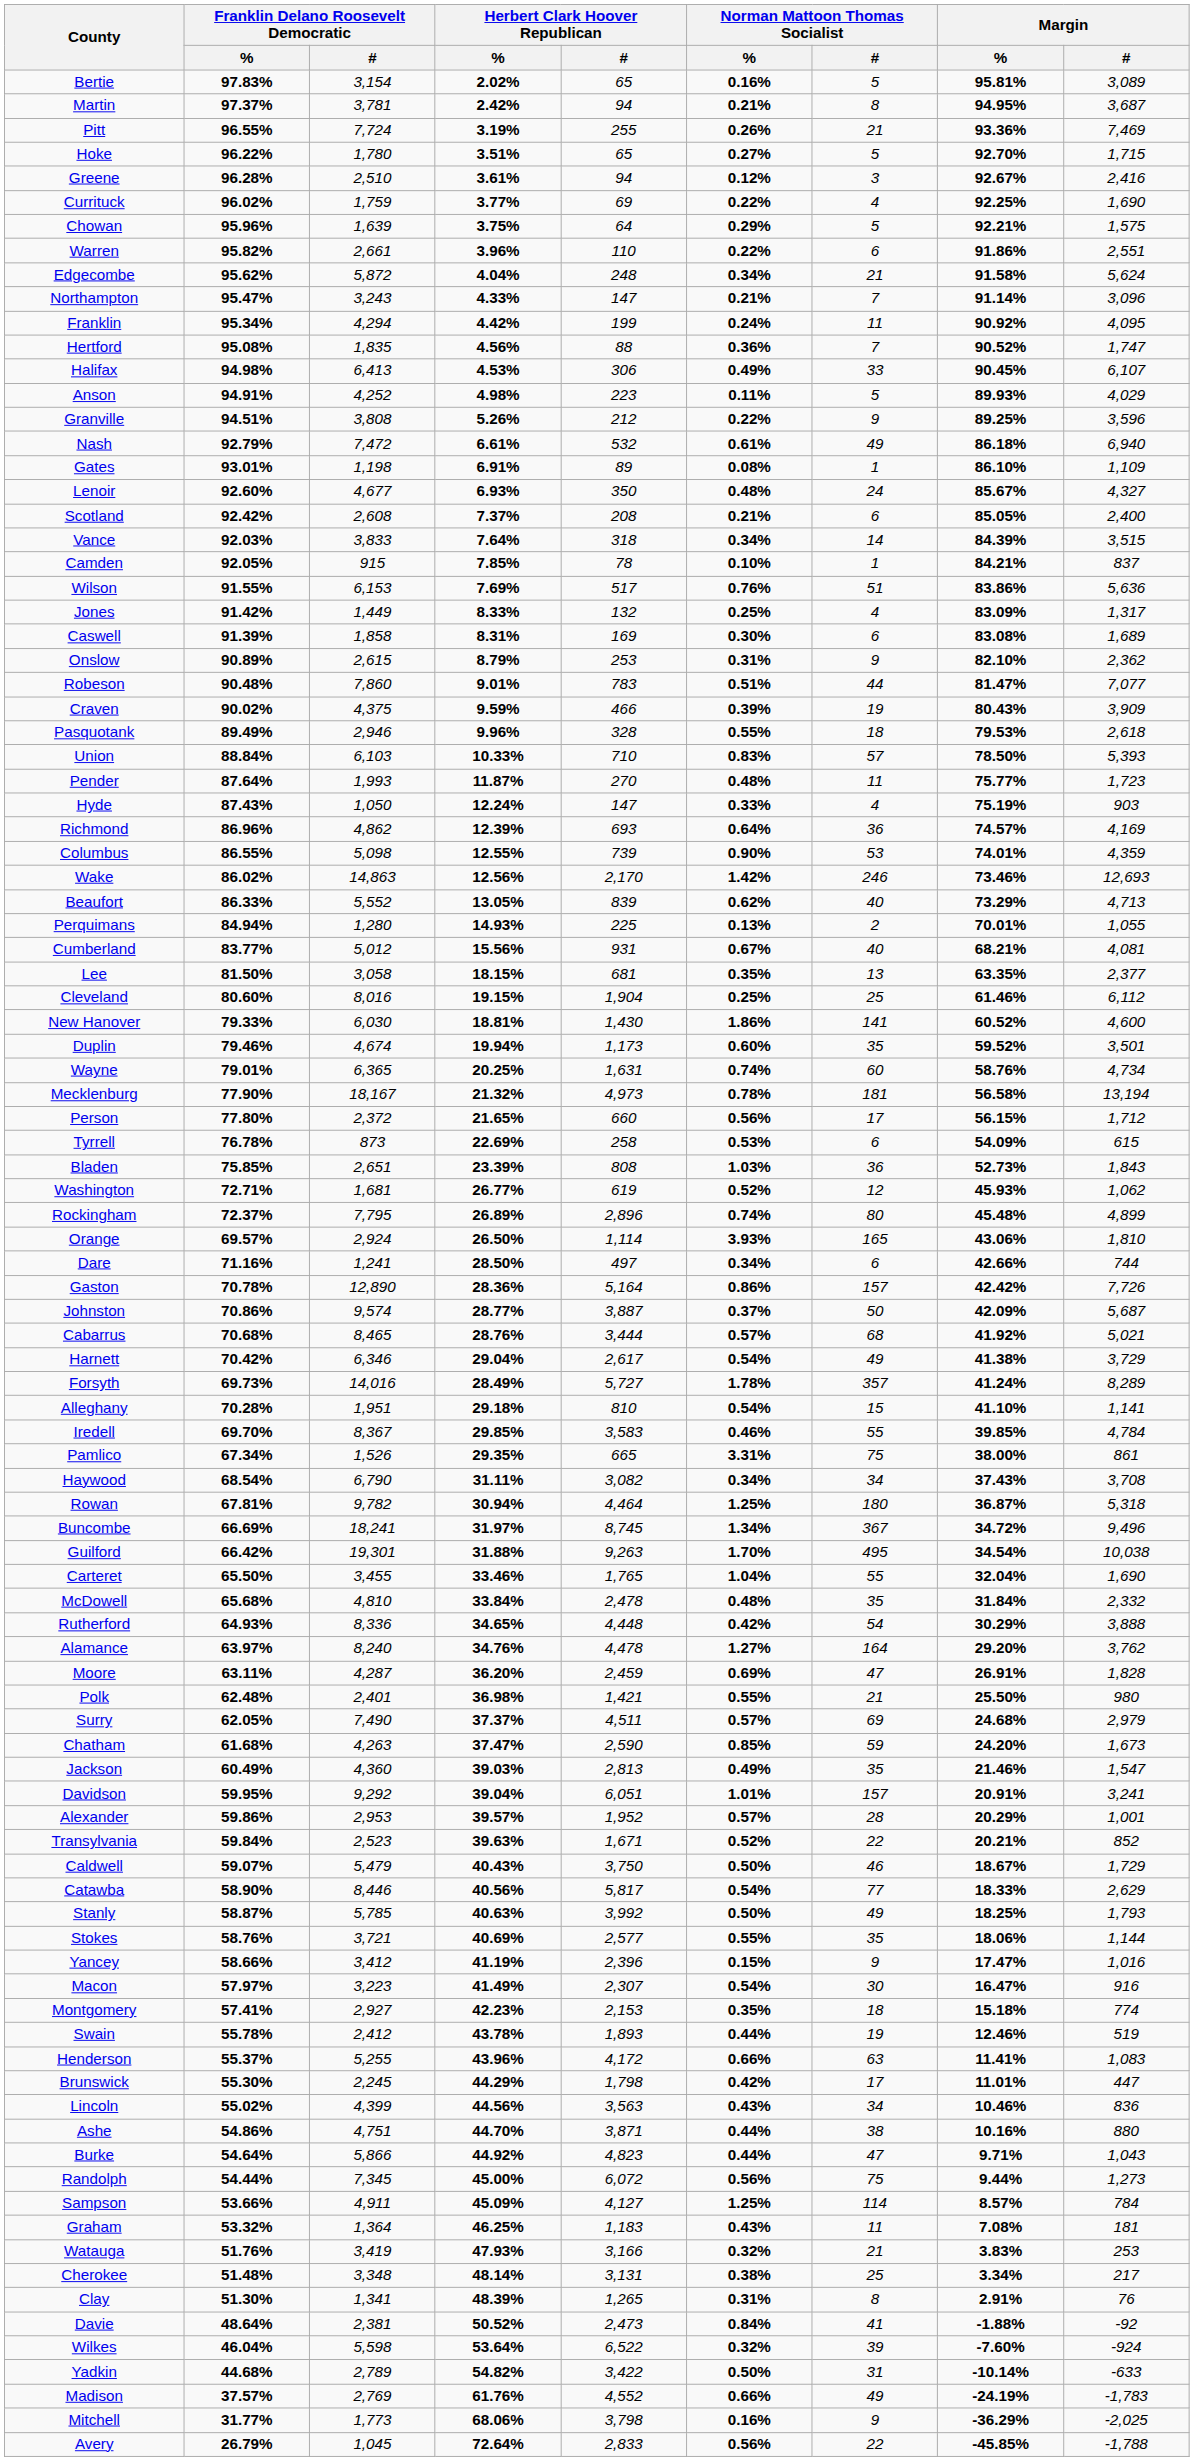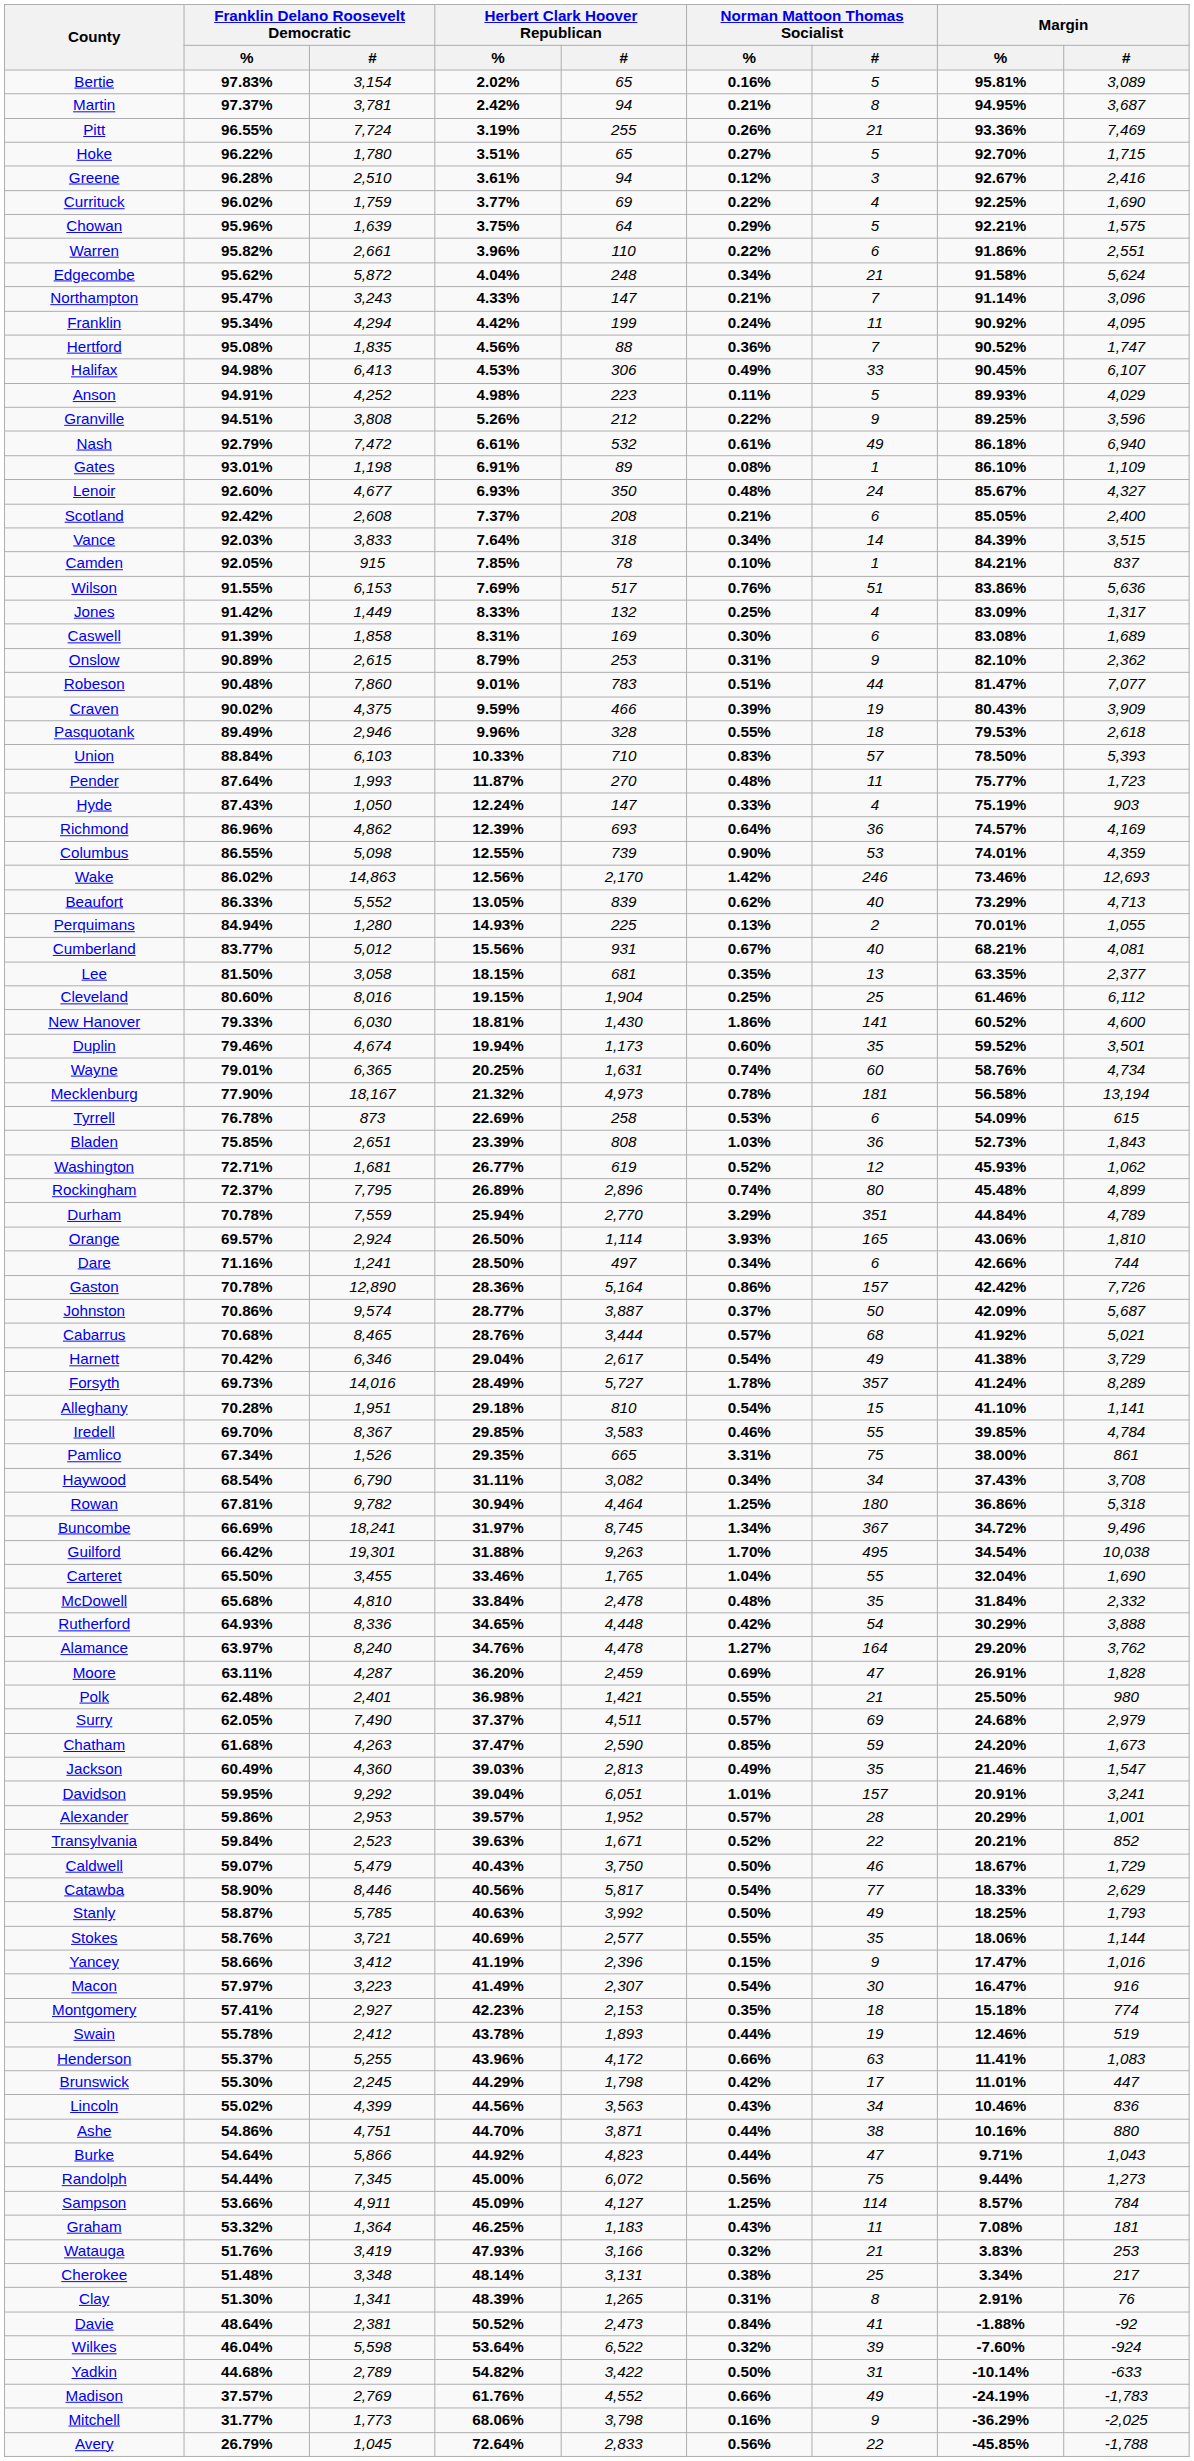- row: (94, 1118)
+ row: (94, 1214)
(1001, 1504) 36.87% -> (1001, 1504) 36.86%
